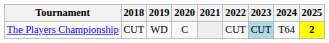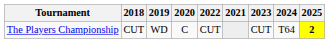columns swapped: (210, 13) <-> (236, 13)
(261, 30) lightblue background -> (261, 30) no background
